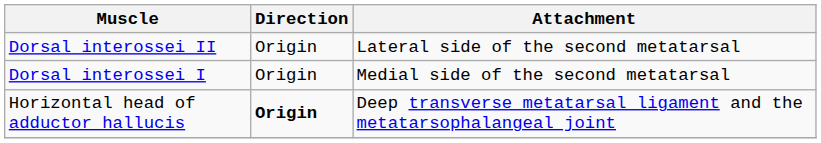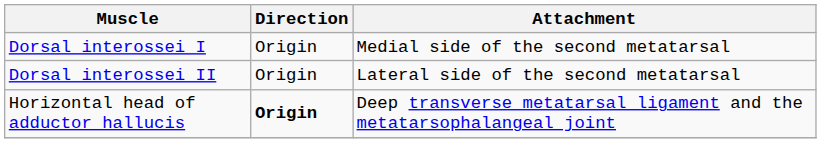rows swapped: (107, 75) <-> (113, 47)
